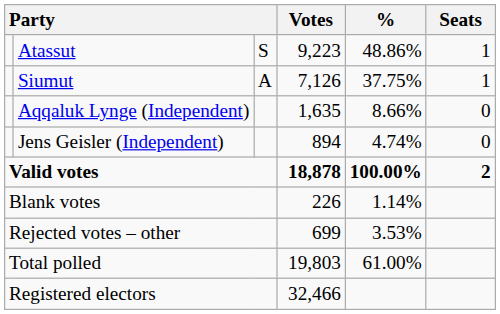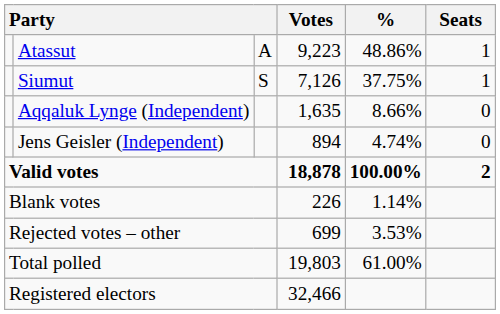(263, 50) S -> (265, 50) A
(265, 80) A -> (263, 80) S
